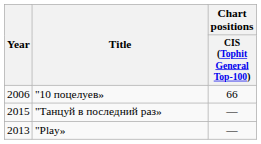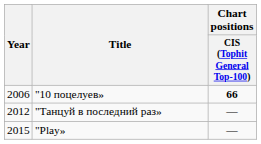(232, 94) normal -> (232, 94) bold
(18, 112) 2015 -> (18, 112) 2012
(18, 130) 2013 -> (18, 130) 2015
